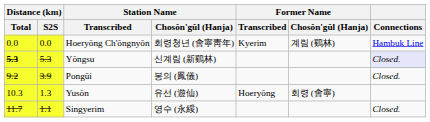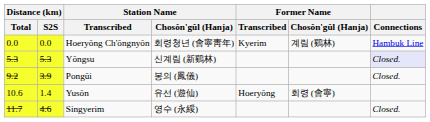(12, 60) bold -> (12, 60) normal
(15, 92) 10.3 -> (15, 92) 10.6
(45, 92) 1.3 -> (45, 92) 1.4
(45, 109) 1.1 -> (45, 109) 4.6
